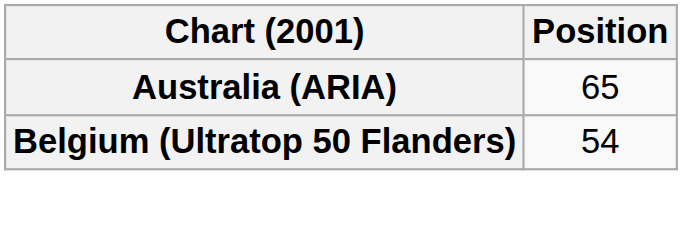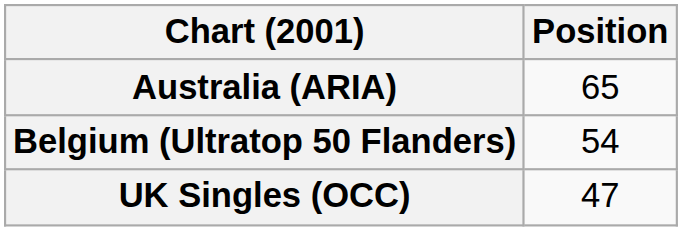+ row: (265, 196)
